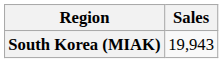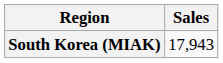(191, 44) 19,943 -> (191, 44) 17,943
